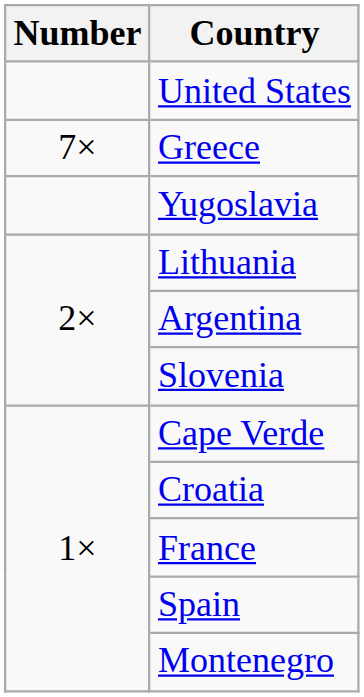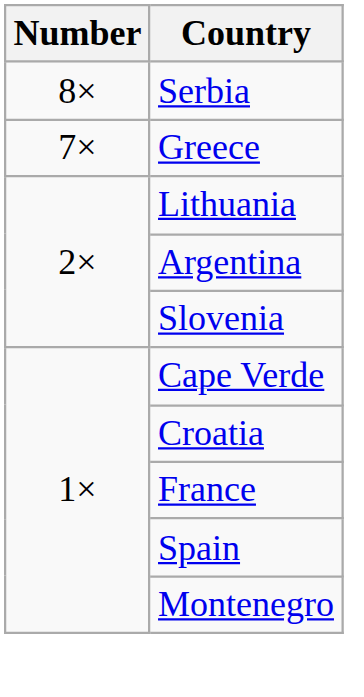- row: (255, 90)
+ row: (204, 90)
- row: (238, 204)
